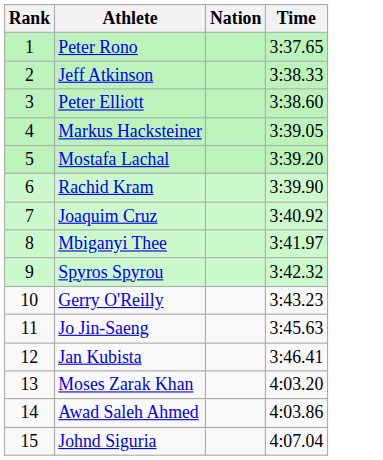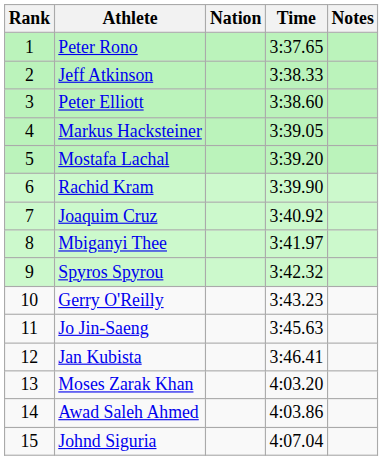+ column: (353, 18)
